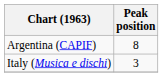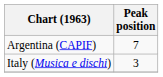(136, 44) 8 -> (136, 44) 7
